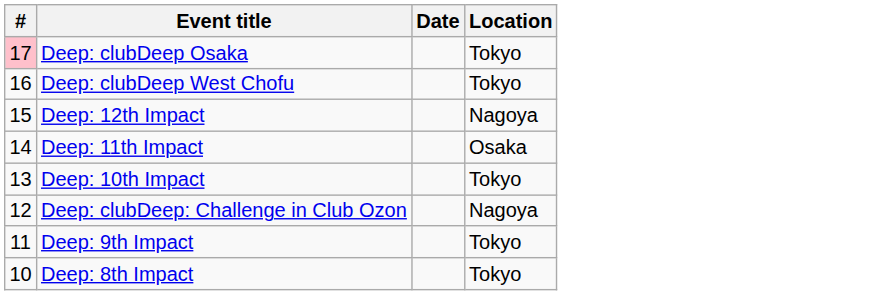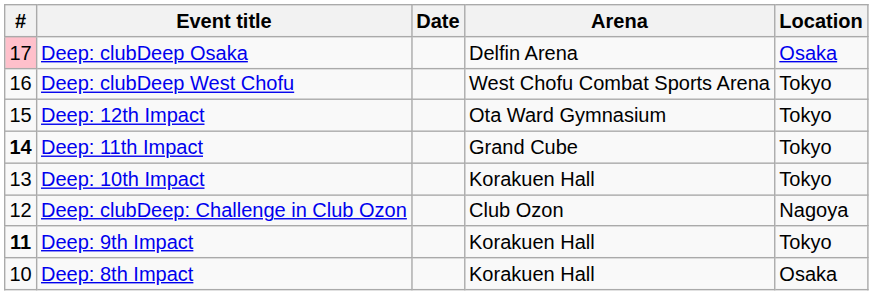+ column: (619, 21)
(495, 53) Tokyo -> (808, 53) Osaka
(503, 116) Nagoya -> (805, 116) Tokyo
(21, 147) normal -> (21, 147) bold
(498, 147) Osaka -> (805, 147) Tokyo
(21, 242) normal -> (21, 242) bold
(495, 274) Tokyo -> (808, 274) Osaka
